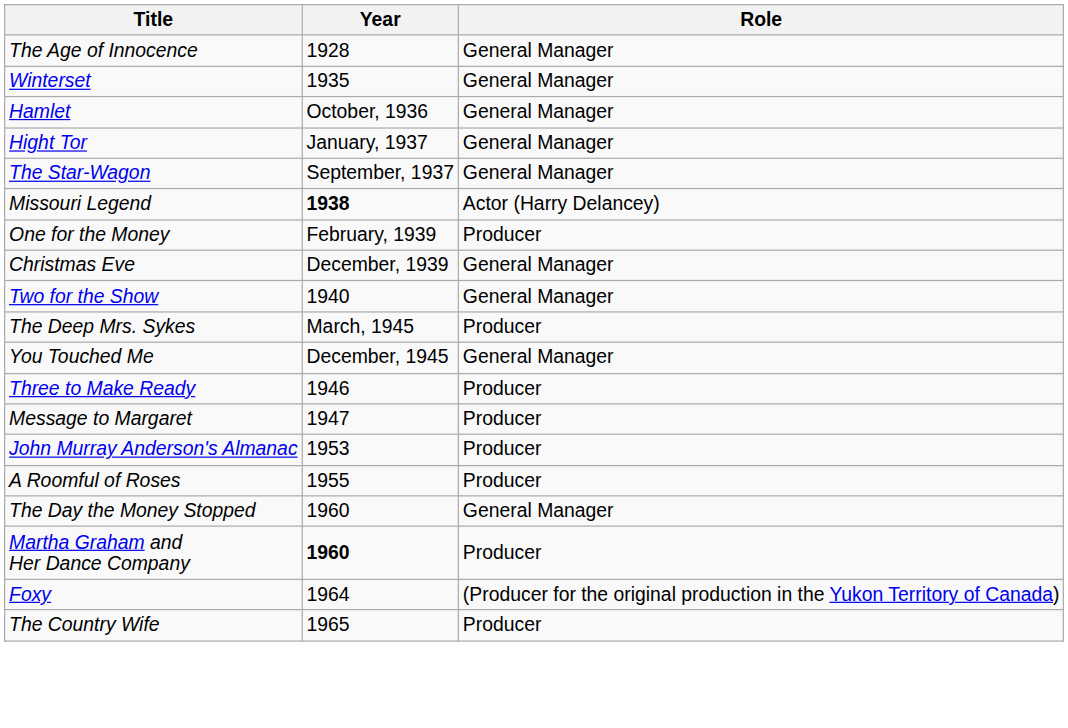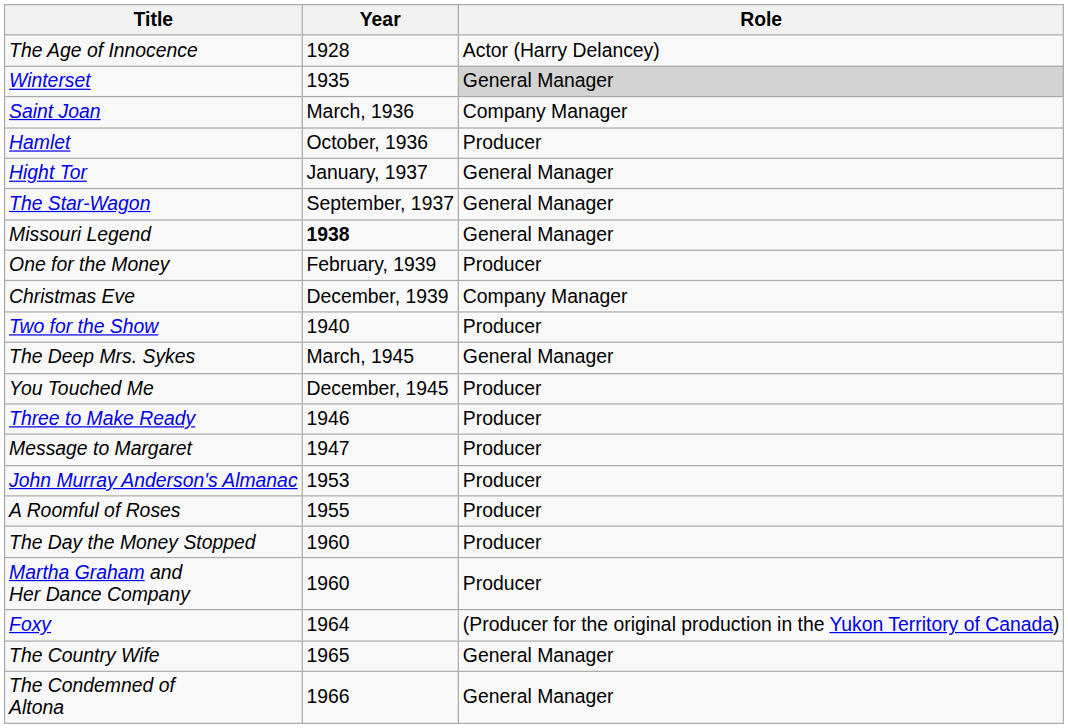(538, 50) General Manager -> (561, 50) Actor (Harry Delancey)
(538, 81) no background -> (538, 81) lightgrey background
+ row: (55, 111)
(538, 111) General Manager -> (502, 142) Producer
(561, 204) Actor (Harry Delancey) -> (538, 234) General Manager
(538, 265) General Manager -> (545, 296) Company Manager
(538, 296) General Manager -> (502, 326) Producer
(502, 326) Producer -> (538, 357) General Manager
(538, 357) General Manager -> (502, 388) Producer
(538, 511) General Manager -> (502, 541) Producer
(328, 552) bold -> (328, 583) normal
(502, 625) Producer -> (538, 655) General Manager
+ row: (92, 697)
